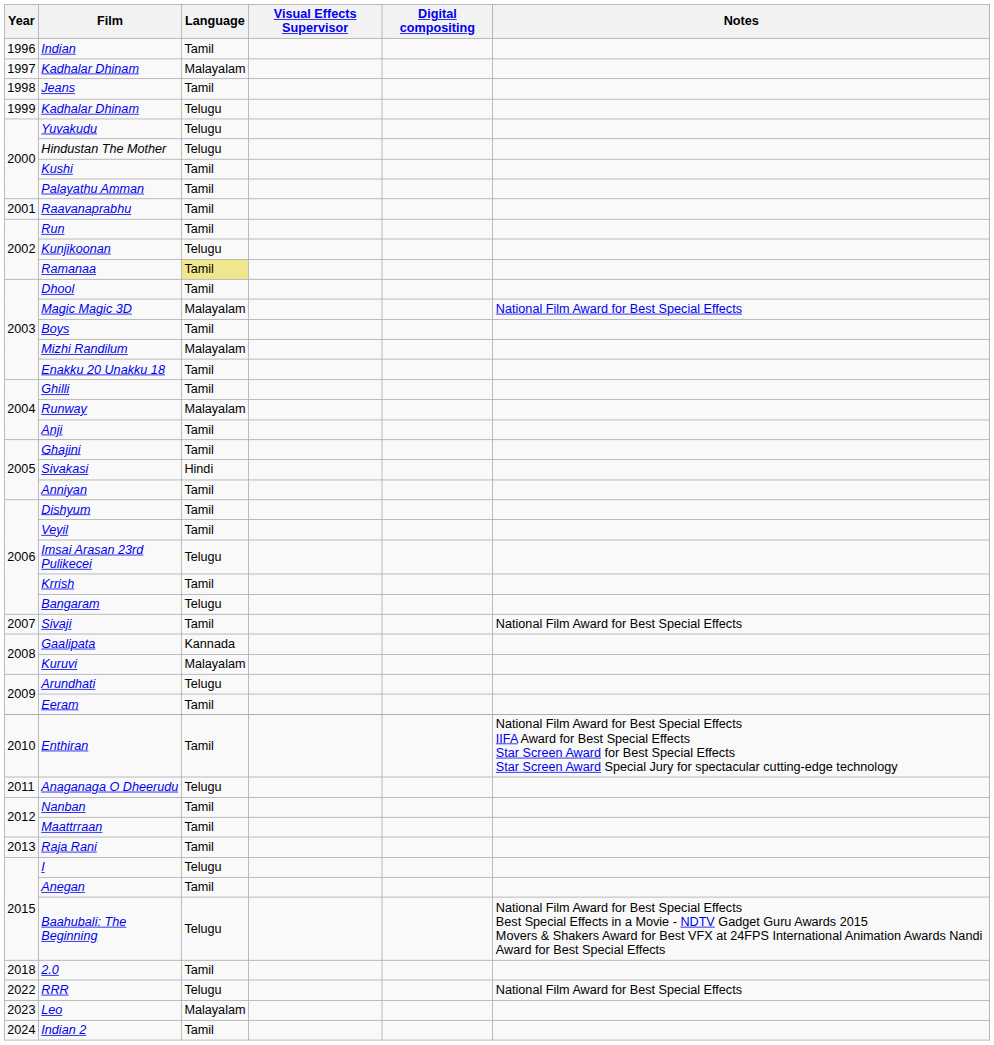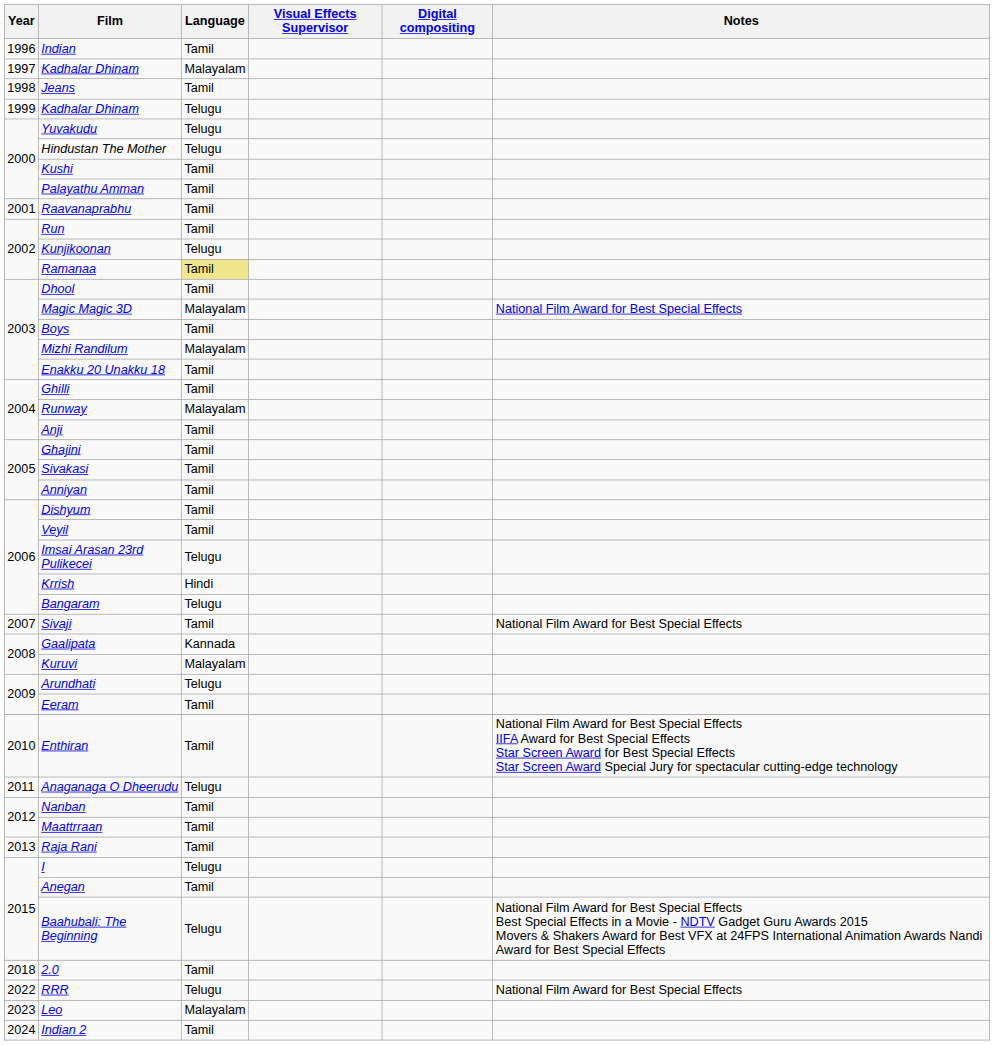(199, 469) Hindi -> (199, 469) Tamil
(199, 584) Tamil -> (199, 584) Hindi
